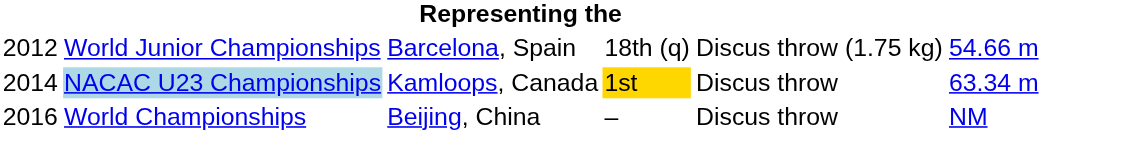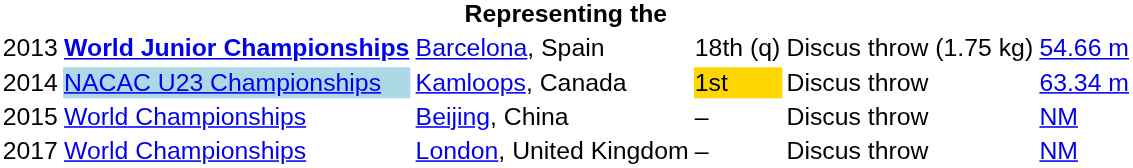(30, 48) 2012 -> (30, 48) 2013
(222, 48) normal -> (237, 48) bold
(30, 116) 2016 -> (30, 116) 2015
+ row: (552, 150)
